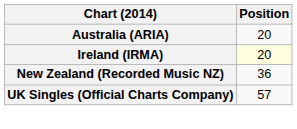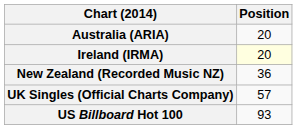+ row: (120, 114)
